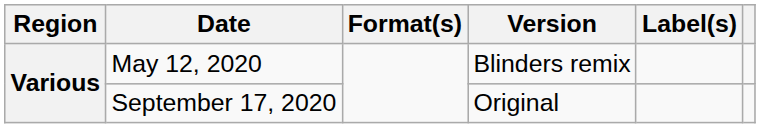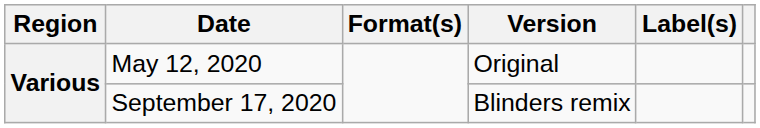(552, 63) Blinders remix -> (516, 63) Original
(516, 102) Original -> (552, 102) Blinders remix
